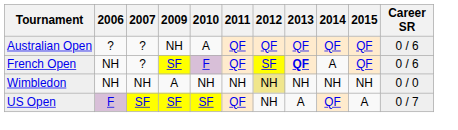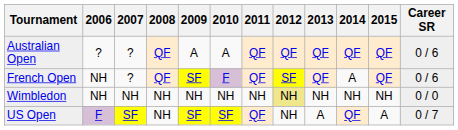+ column: (162, 20)
(174, 45) NH -> (194, 52) A
(301, 64) bold -> (321, 78) normal
(174, 83) A -> (194, 96) NH
